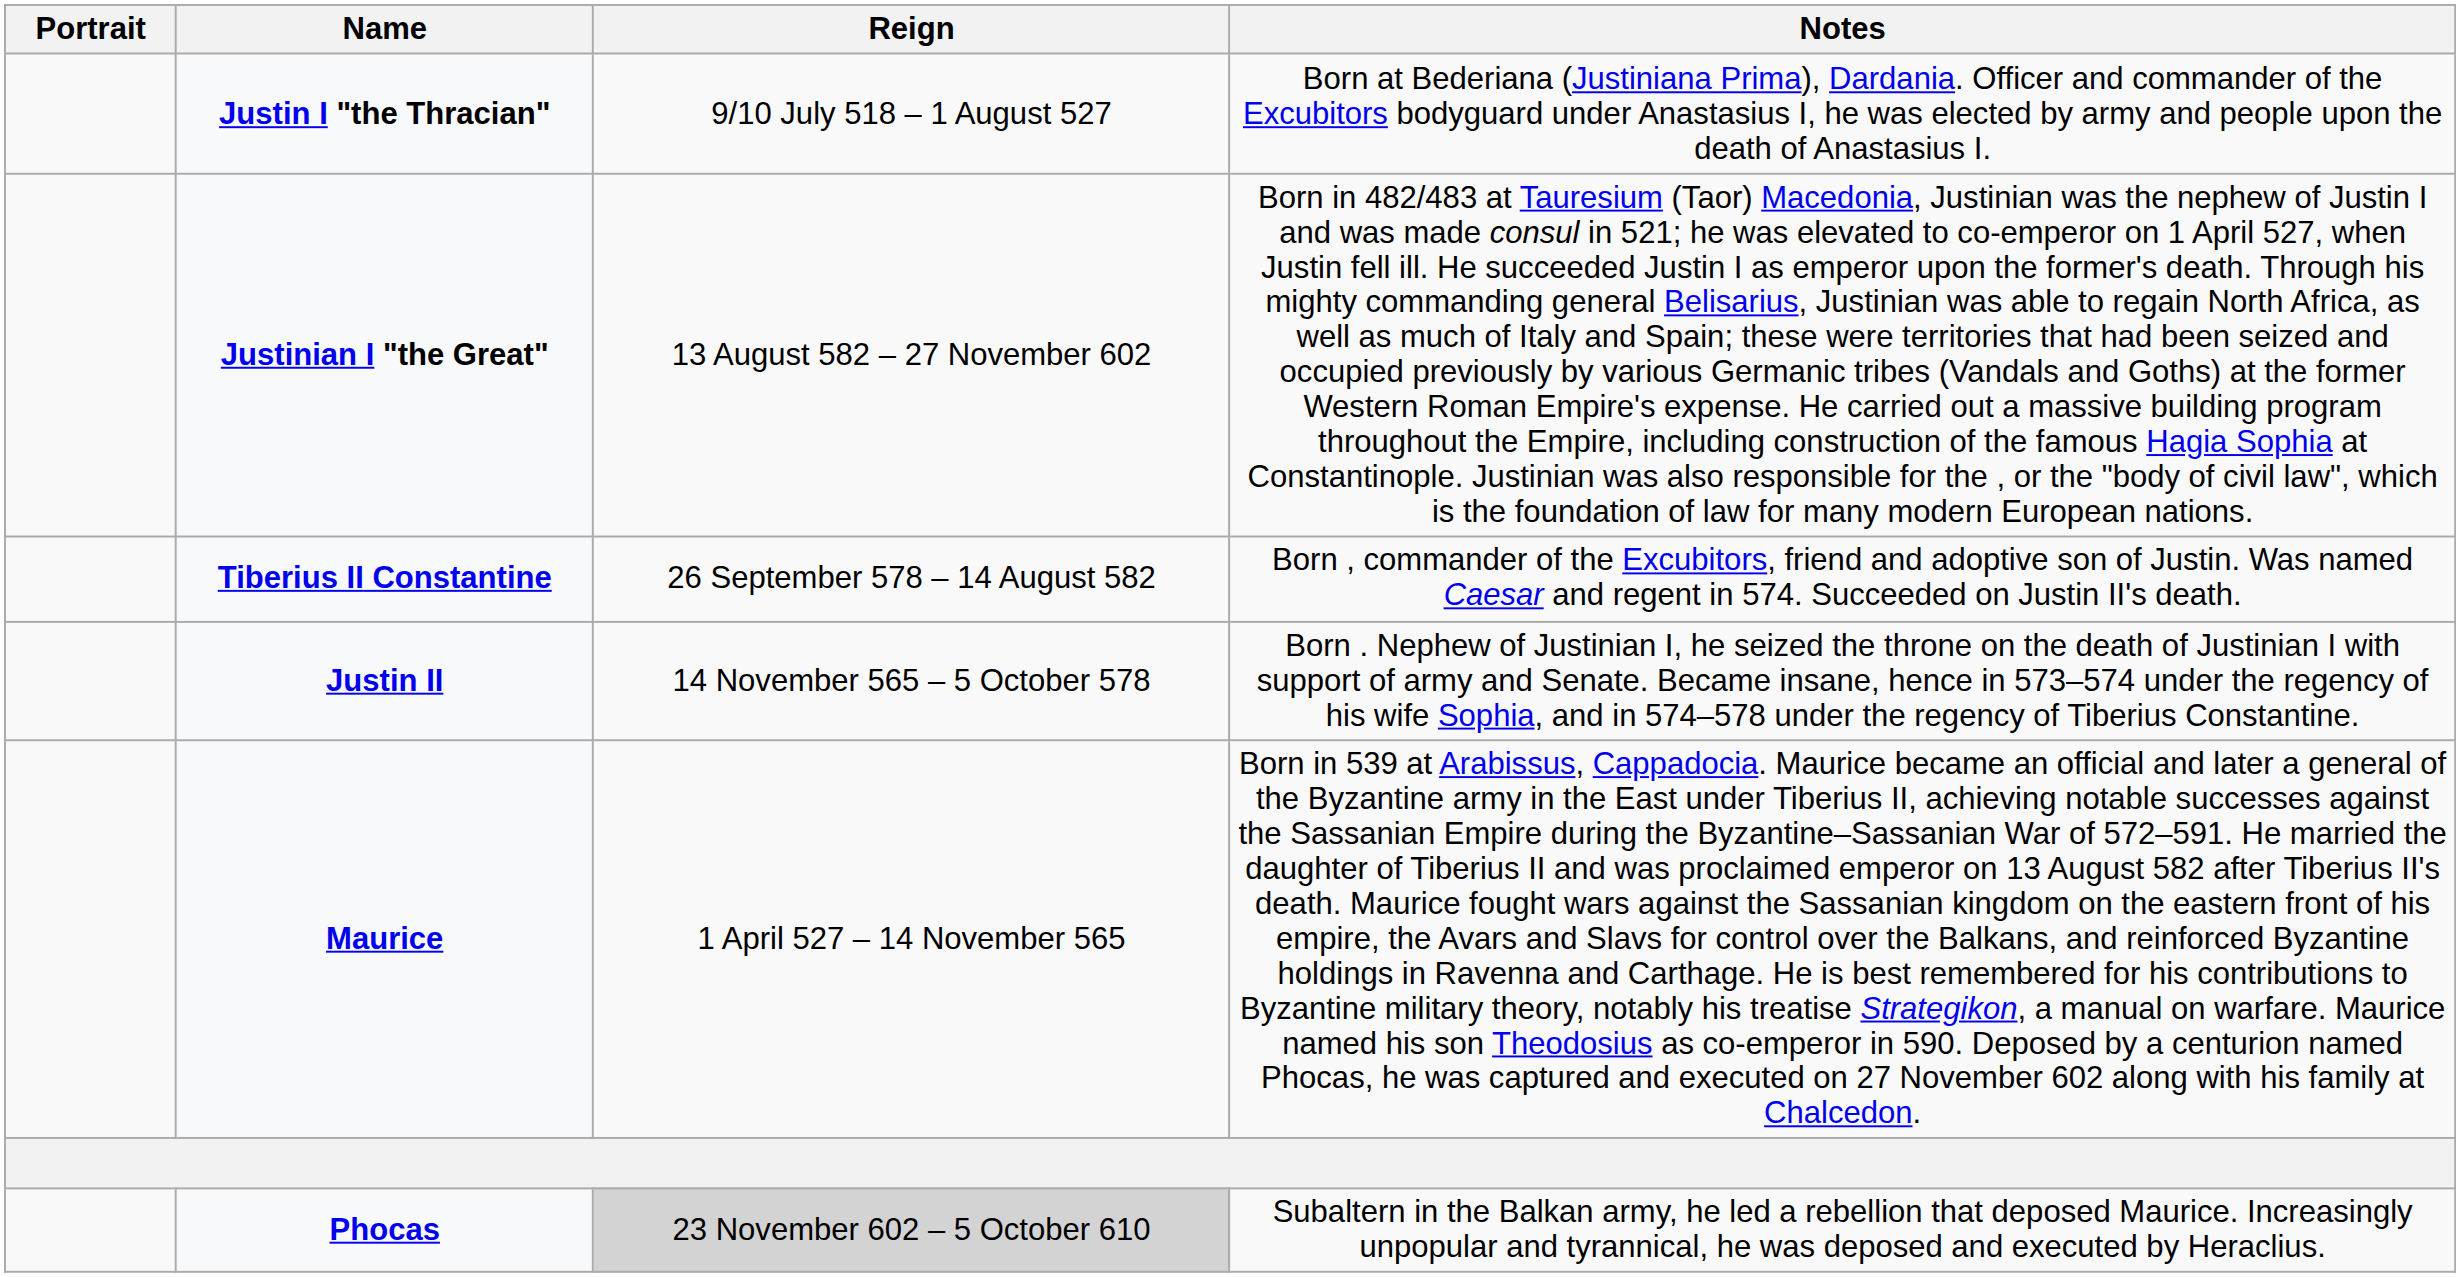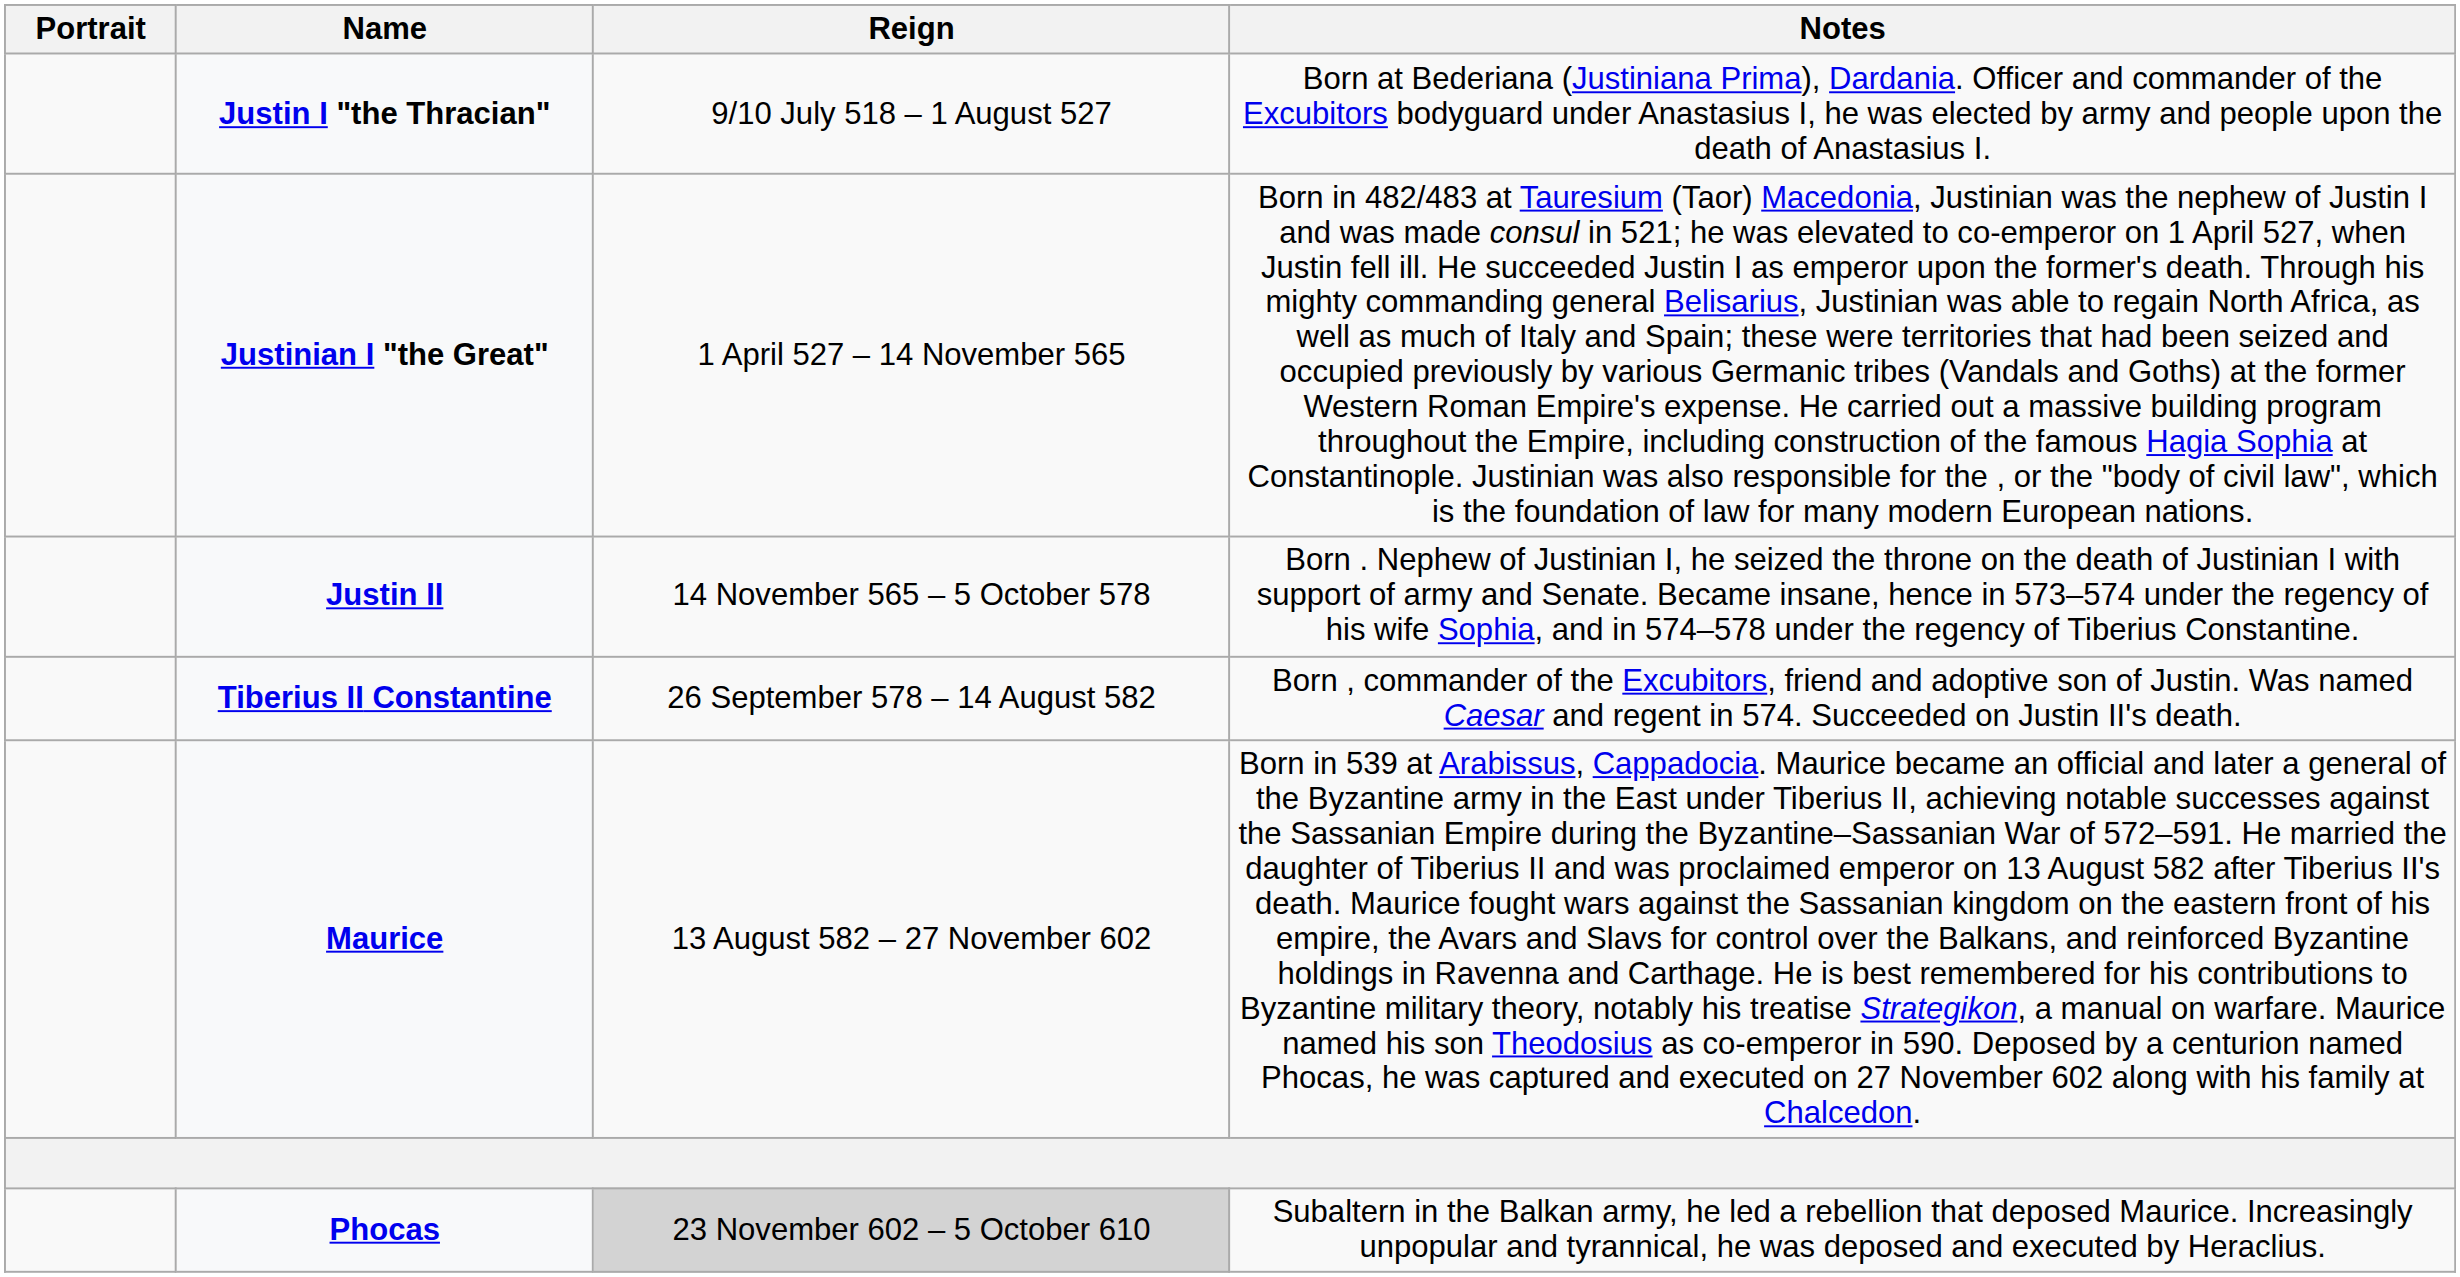(912, 354) 13 August 582 – 27 November 602 -> (912, 354) 1 April 527 – 14 November 565
rows swapped: (385, 679) <-> (385, 578)
(912, 938) 1 April 527 – 14 November 565 -> (912, 938) 13 August 582 – 27 November 602
